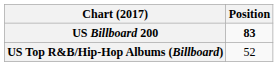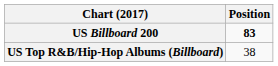(249, 52) 52 -> (249, 52) 38
